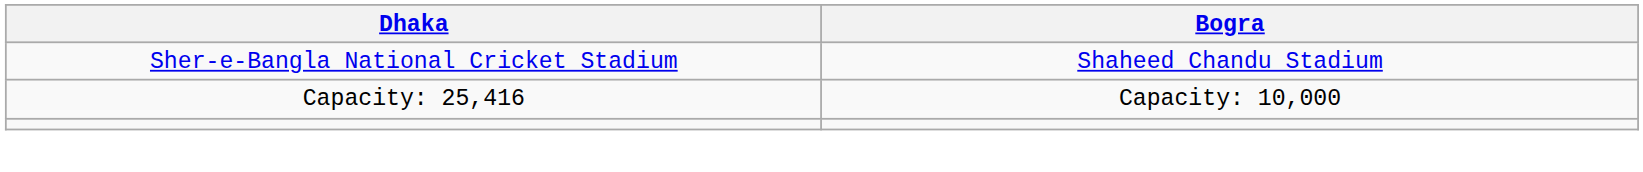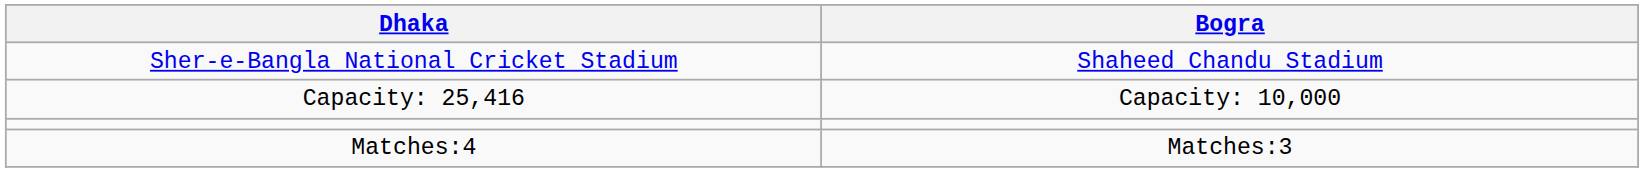+ row: (414, 148)
